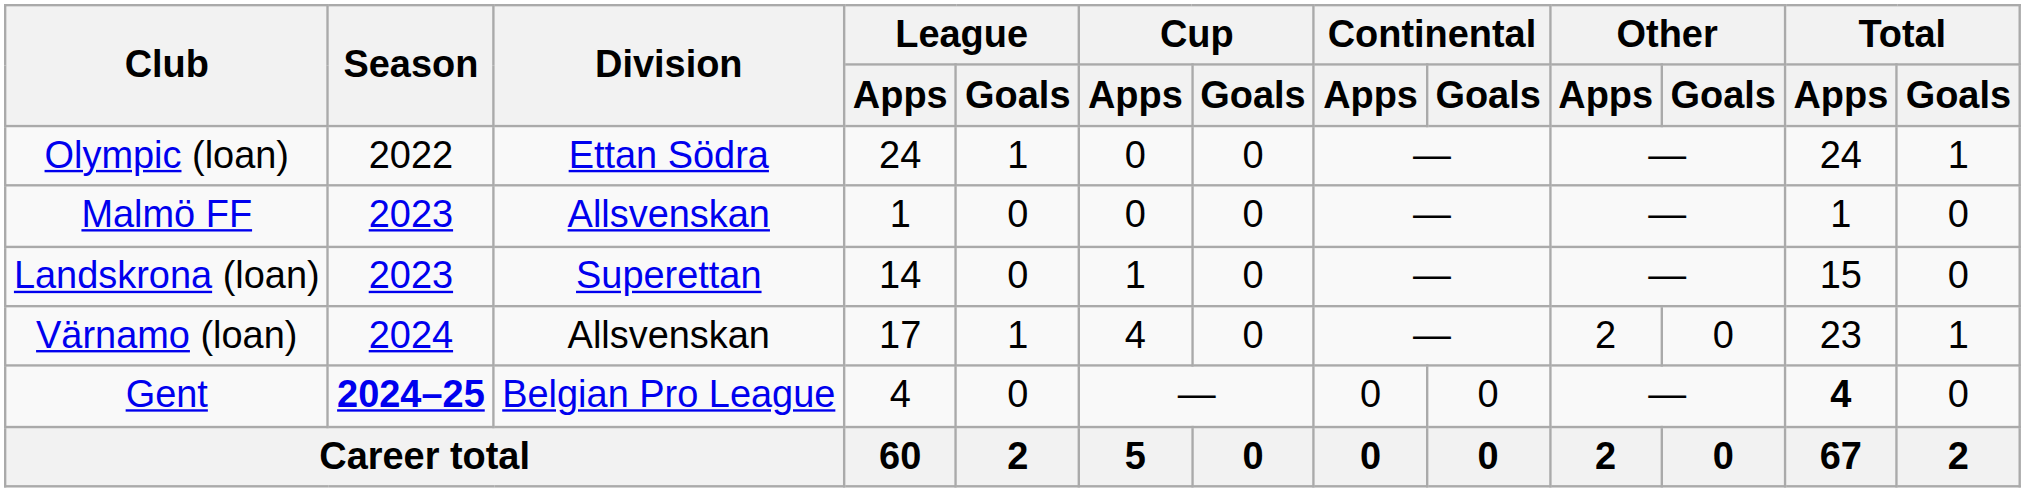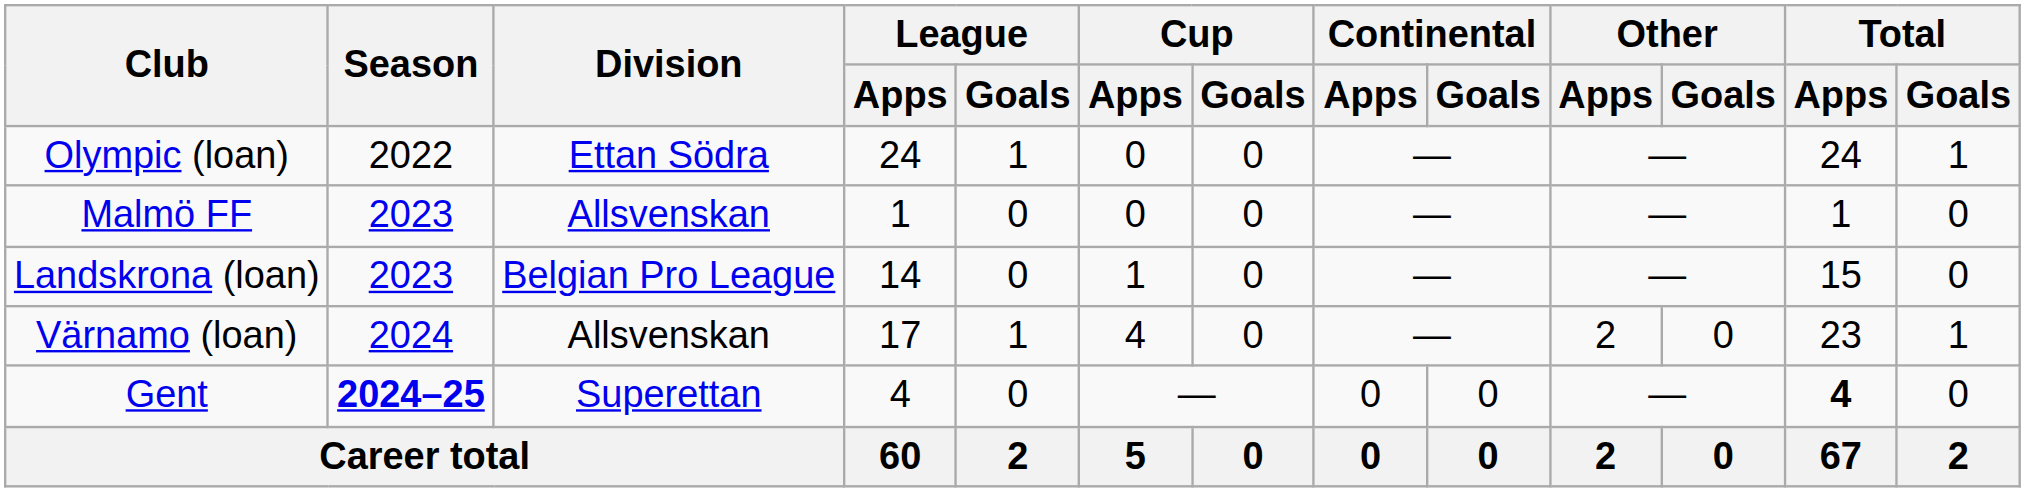(669, 275) Superettan -> (669, 275) Belgian Pro League
(669, 395) Belgian Pro League -> (669, 395) Superettan
